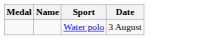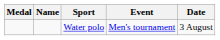+ column: (142, 12)
